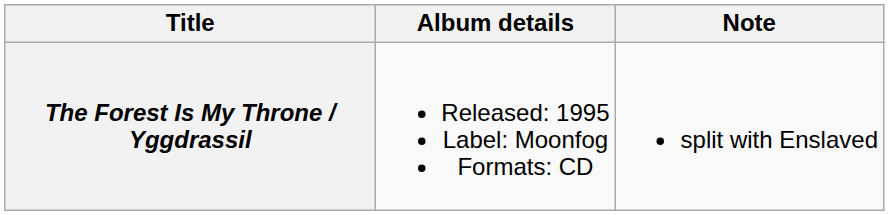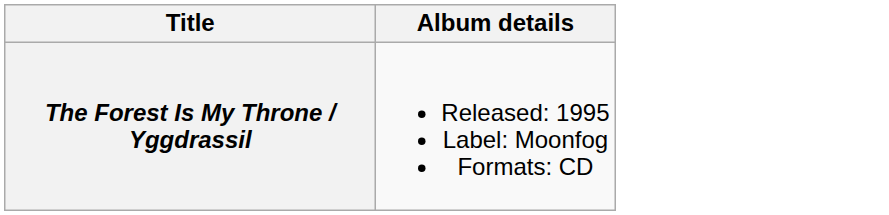- column: (749, 23)
